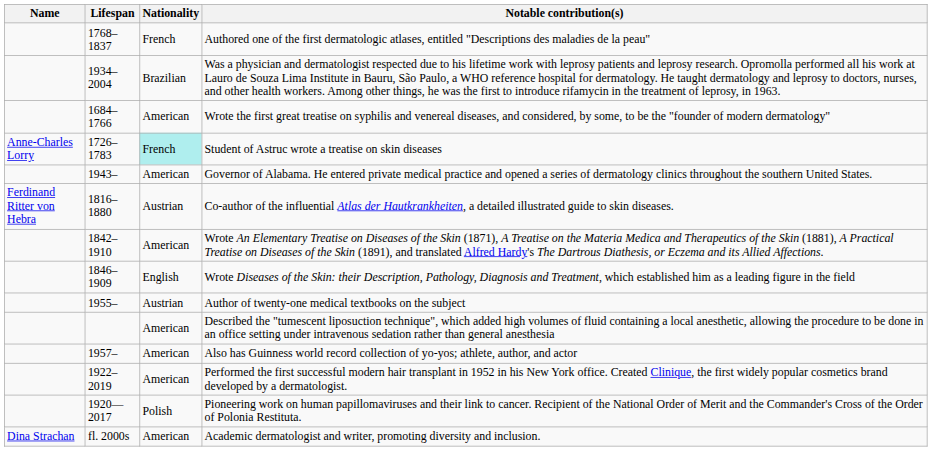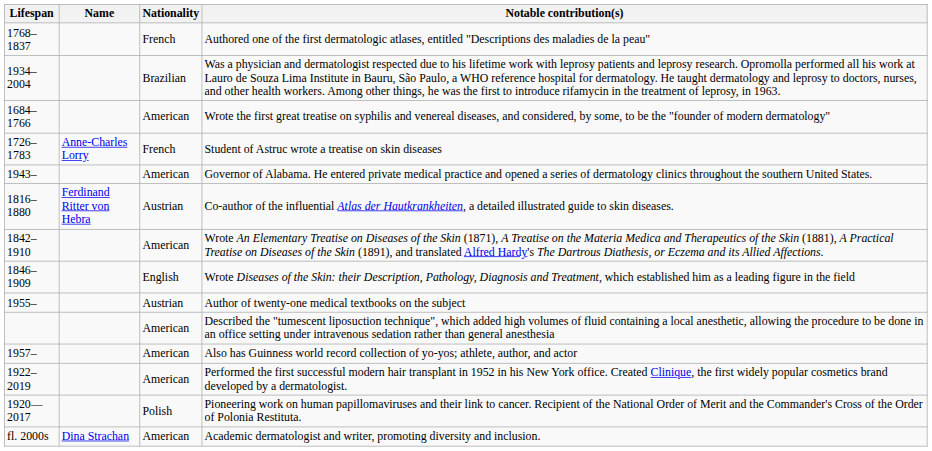columns swapped: (45, 13) <-> (112, 13)
(159, 148) paleturquoise background -> (159, 148) no background
